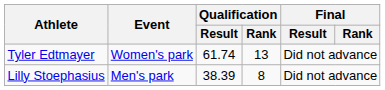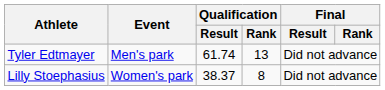(152, 55) Women's park -> (142, 55) Men's park
(142, 75) Men's park -> (152, 75) Women's park
(219, 75) 38.39 -> (219, 75) 38.37
